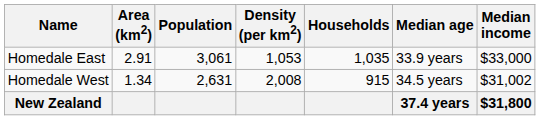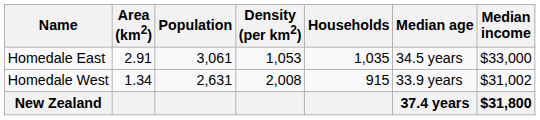(429, 58) 33.9 years -> (429, 58) 34.5 years
(429, 80) 34.5 years -> (429, 80) 33.9 years
